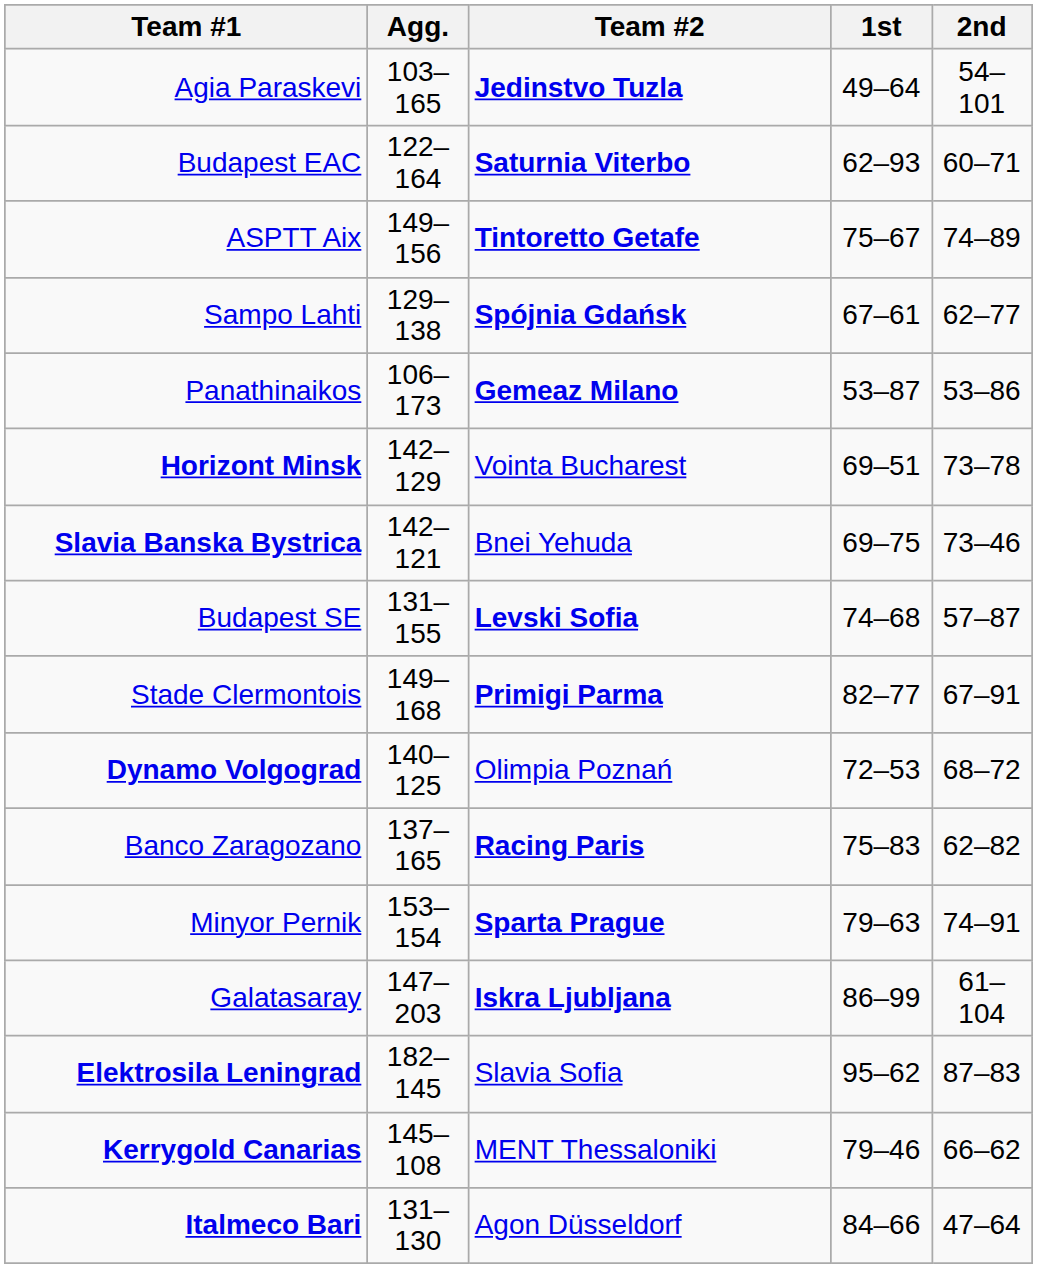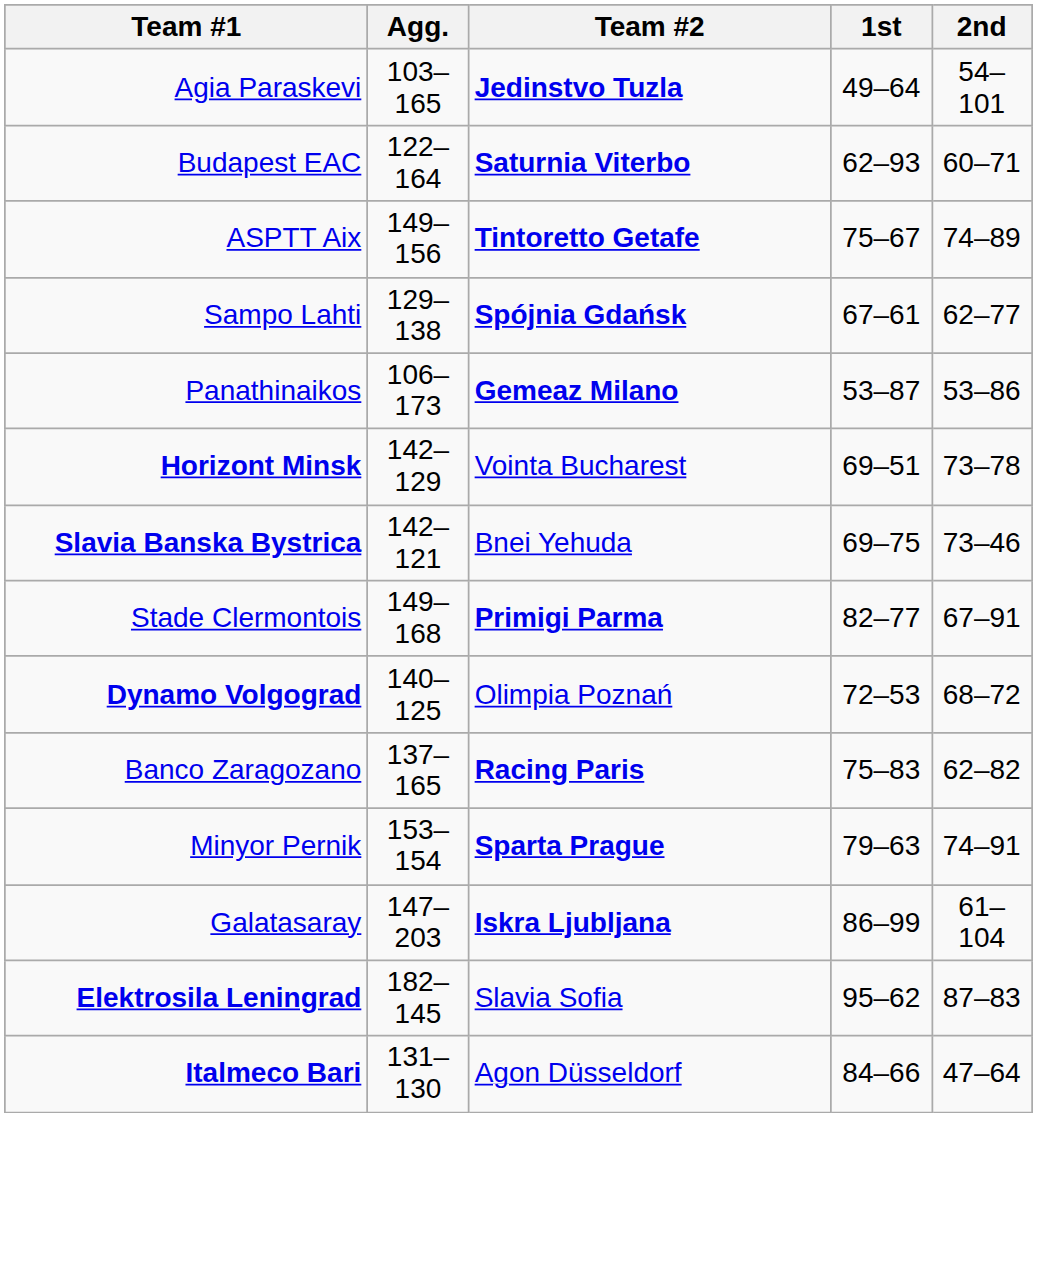- row: (280, 618)
- row: (232, 1149)
